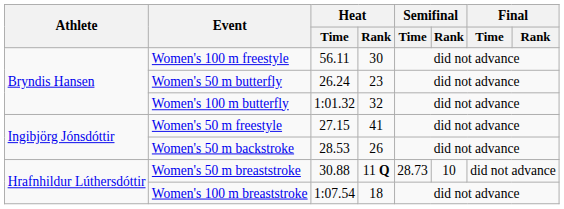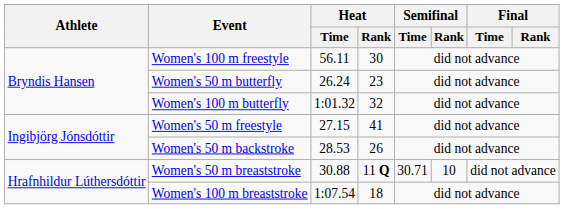(413, 171) 28.73 -> (413, 171) 30.71
